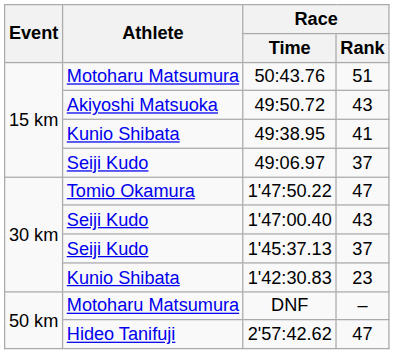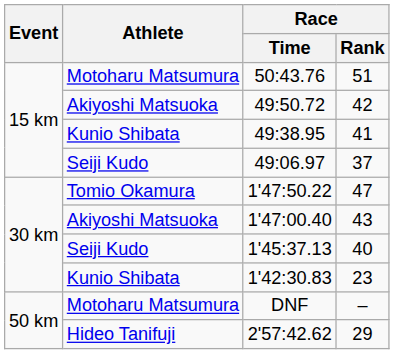(362, 105) 43 -> (362, 105) 42
(108, 220) Seiji Kudo -> (142, 220) Akiyoshi Matsuoka
(362, 249) 37 -> (362, 249) 40
(362, 335) 47 -> (362, 335) 29
